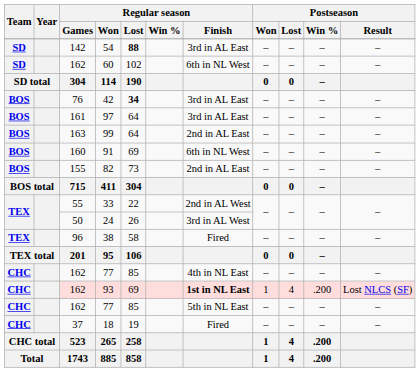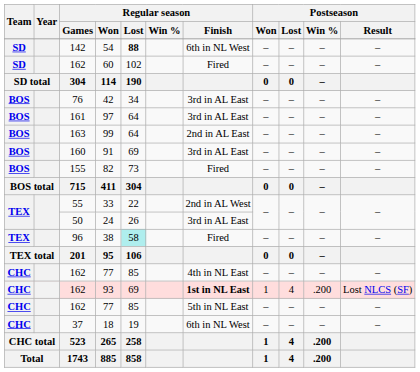(218, 47) 3rd in AL East -> (218, 47) 6th in NL West
(218, 65) 6th in NL West -> (218, 65) Fired
(134, 99) bold -> (134, 99) normal
(218, 151) 6th in NL West -> (218, 151) 3rd in AL East
(218, 168) 2nd in AL East -> (218, 168) Fired
(218, 220) 3rd in AL West -> (218, 220) 3rd in AL East
(134, 238) no background -> (134, 238) paleturquoise background
(218, 324) Fired -> (218, 324) 6th in NL West
